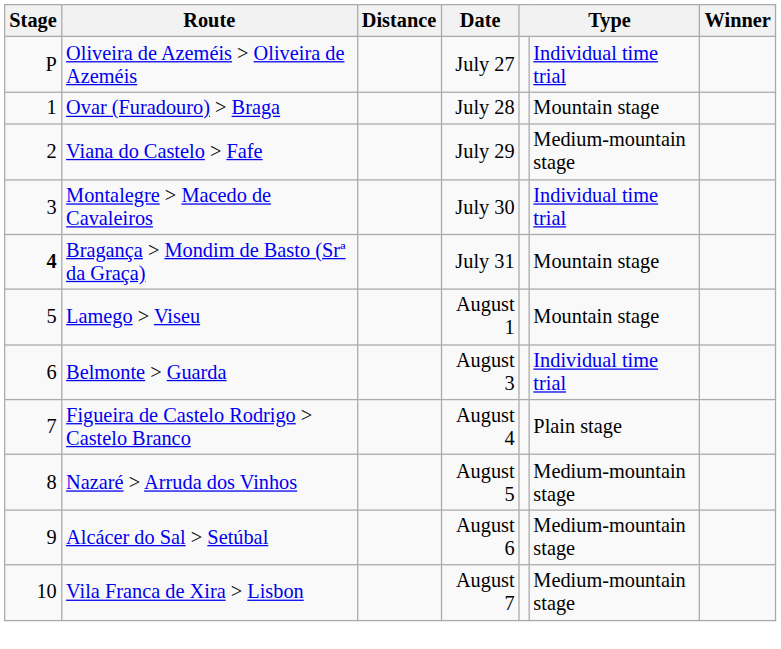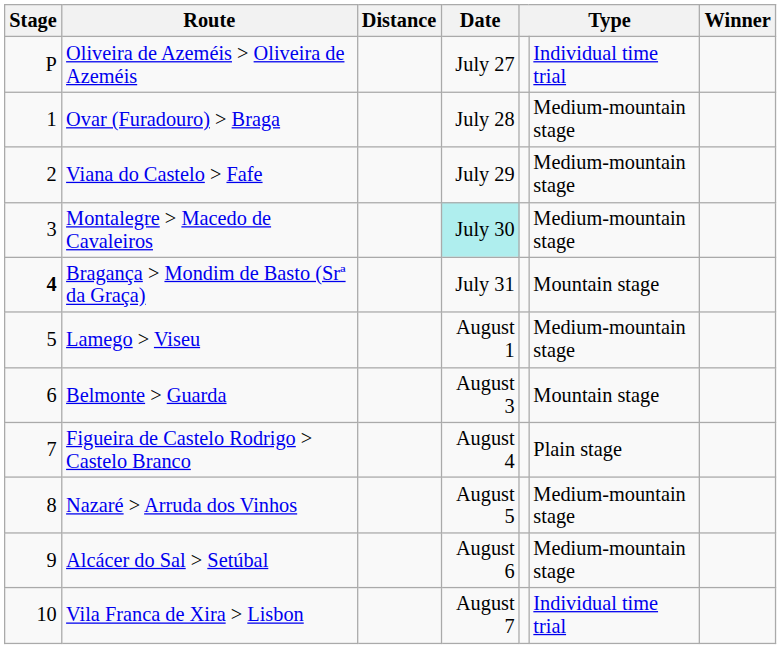(596, 107) Mountain stage -> (610, 119) Medium-mountain stage
(485, 206) no background -> (485, 229) paleturquoise background
(596, 206) Individual time trial -> (610, 229) Medium-mountain stage
(596, 316) Mountain stage -> (610, 339) Medium-mountain stage
(596, 371) Individual time trial -> (596, 394) Mountain stage
(610, 592) Medium-mountain stage -> (596, 615) Individual time trial
